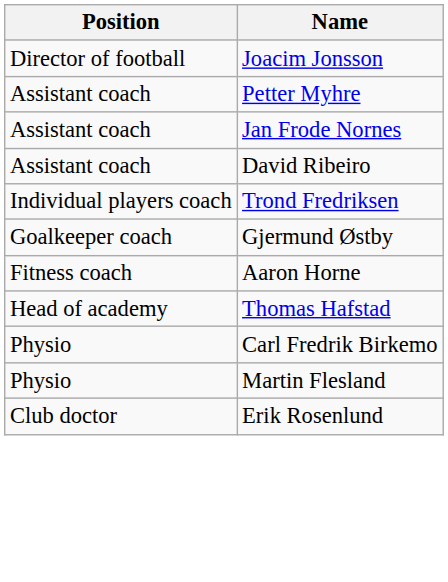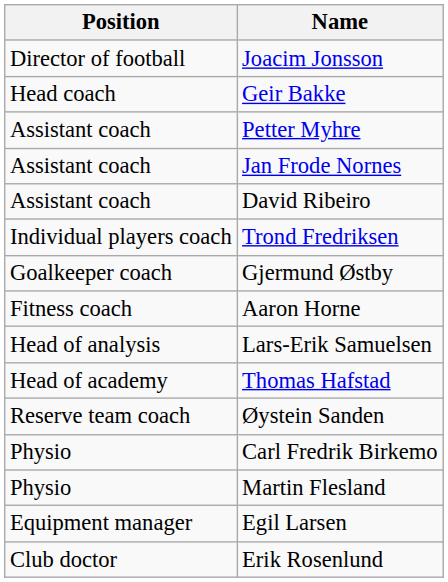+ row: (294, 93)
+ row: (337, 344)
+ row: (313, 415)
+ row: (294, 523)
